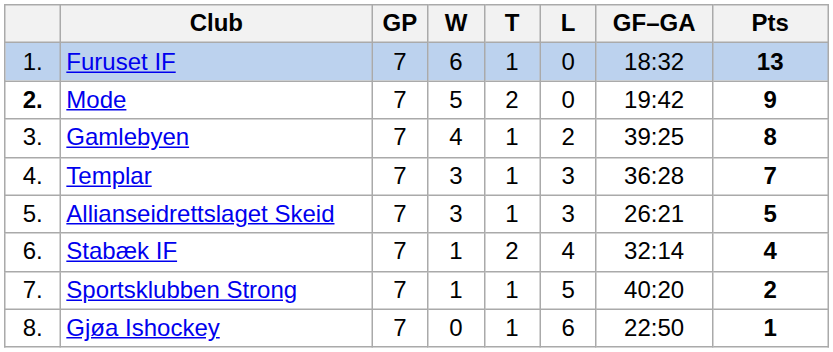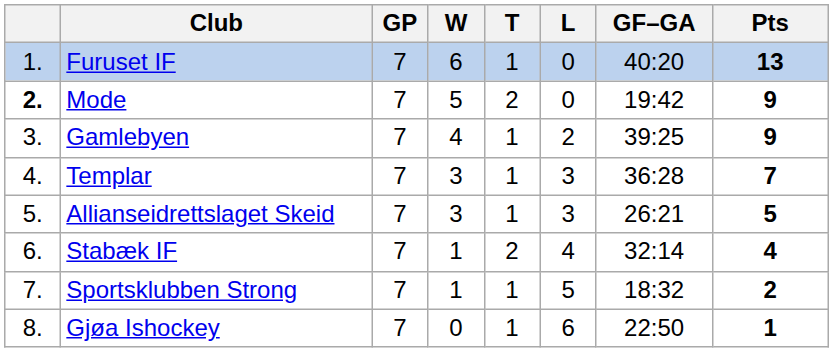(654, 61) 18:32 -> (654, 61) 40:20
(770, 137) 8 -> (770, 137) 9
(654, 289) 40:20 -> (654, 289) 18:32
